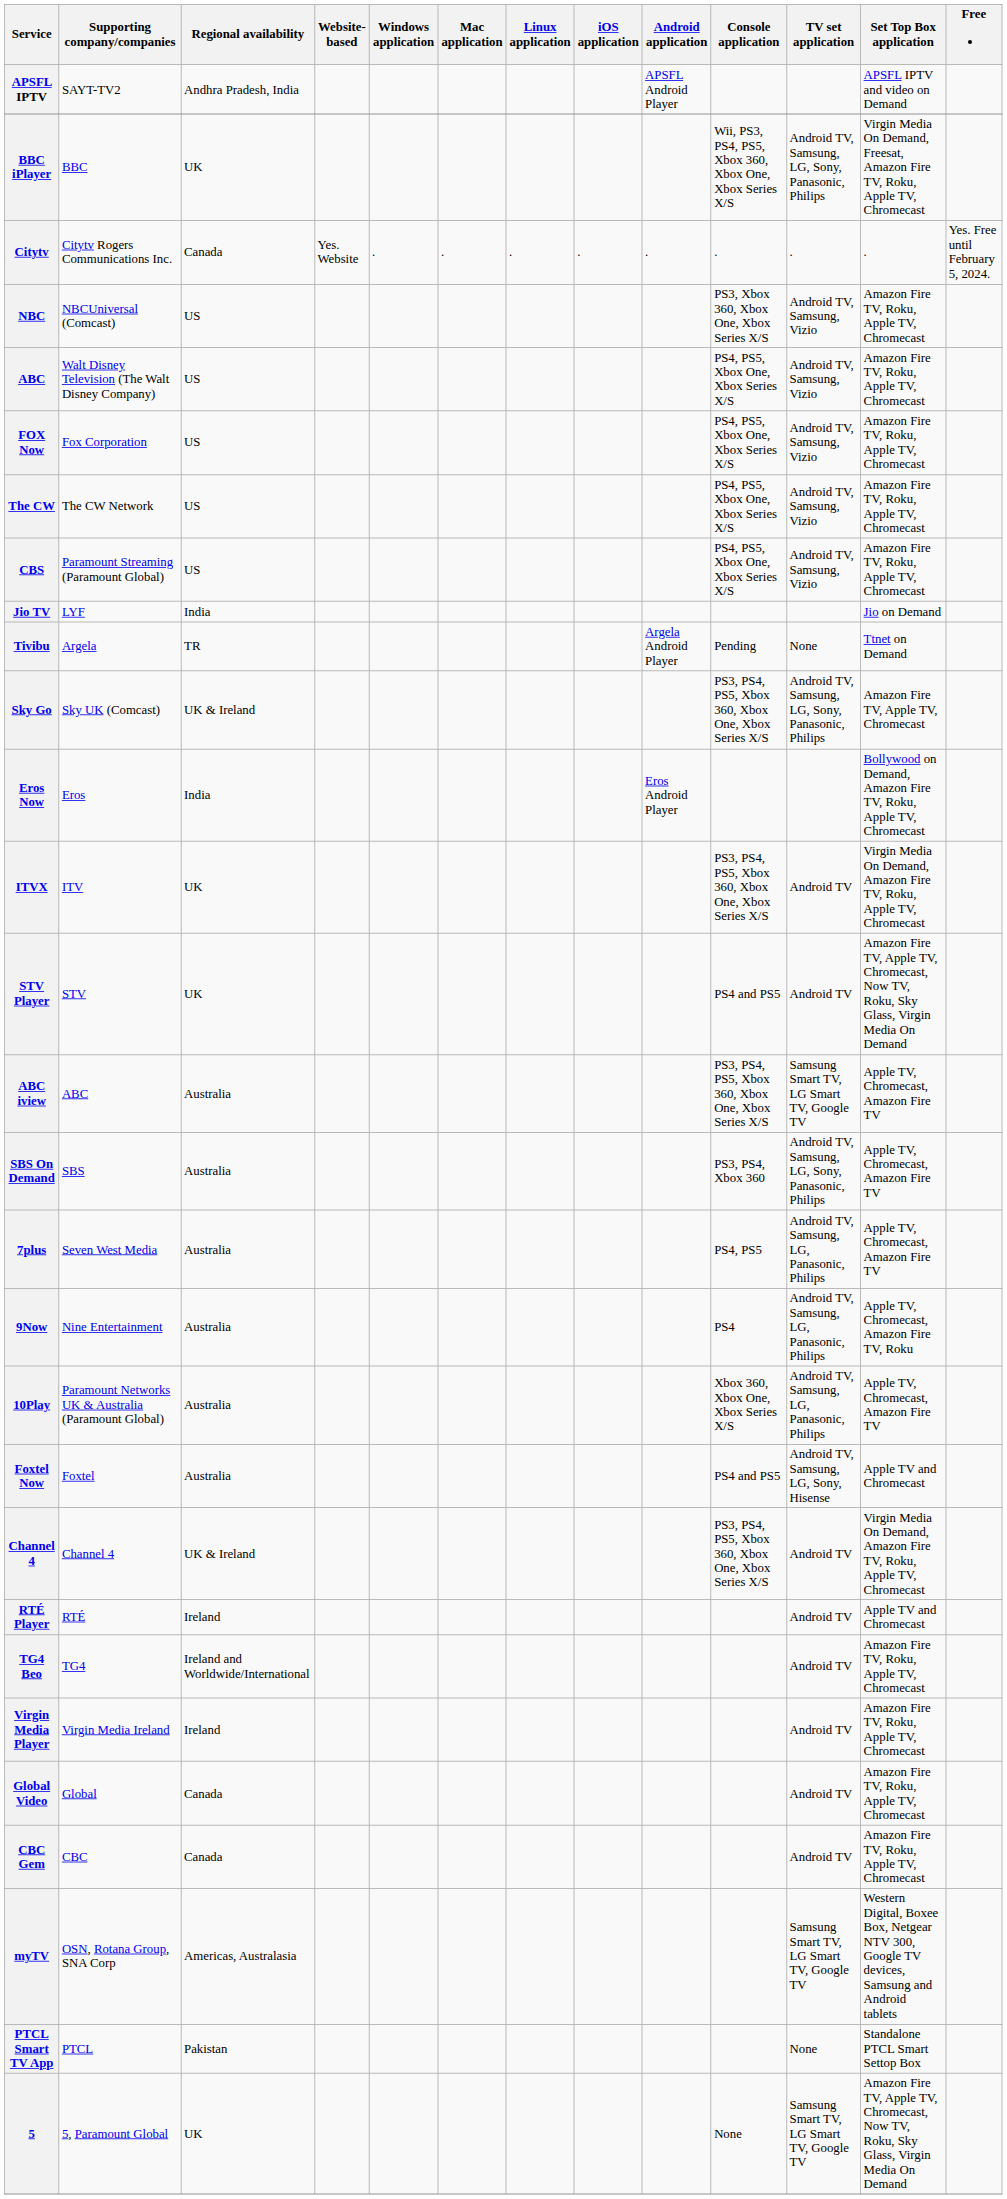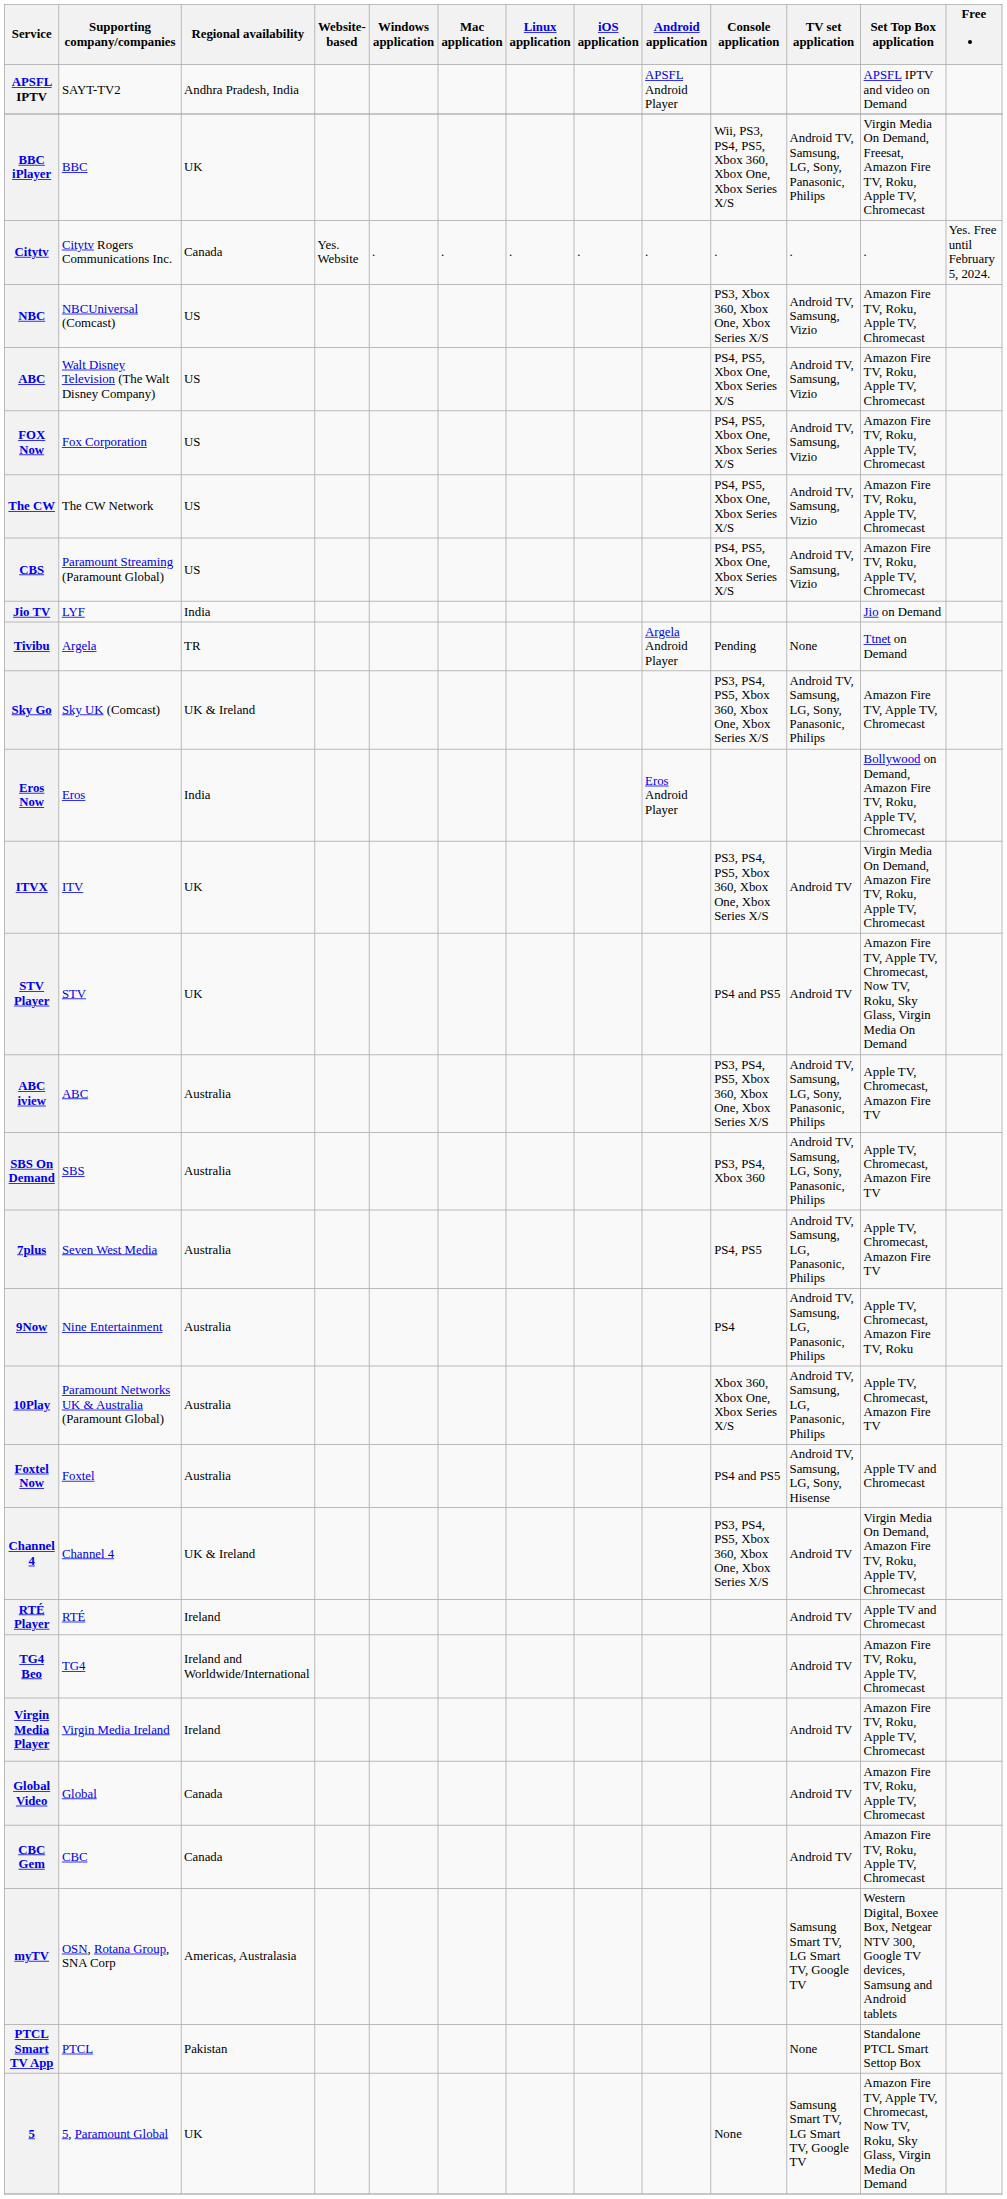(819, 1093) Samsung Smart TV, LG Smart TV, Google TV -> (822, 1093) Android TV, Samsung, LG, Sony, Panasonic, Philips
